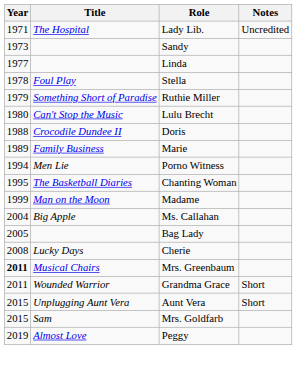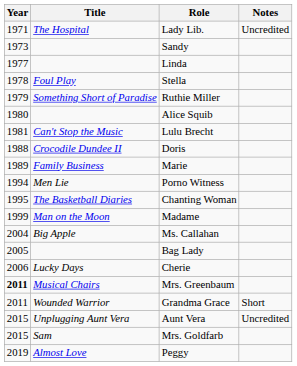+ row: (187, 115)
(18, 115) 1980 -> (18, 132) 1981
(18, 251) 2008 -> (18, 268) 2006
(253, 302) Short -> (265, 319) Uncredited
